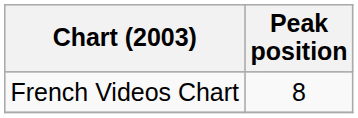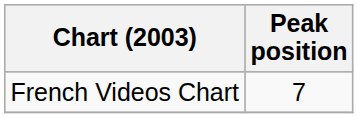(299, 91) 8 -> (299, 91) 7
